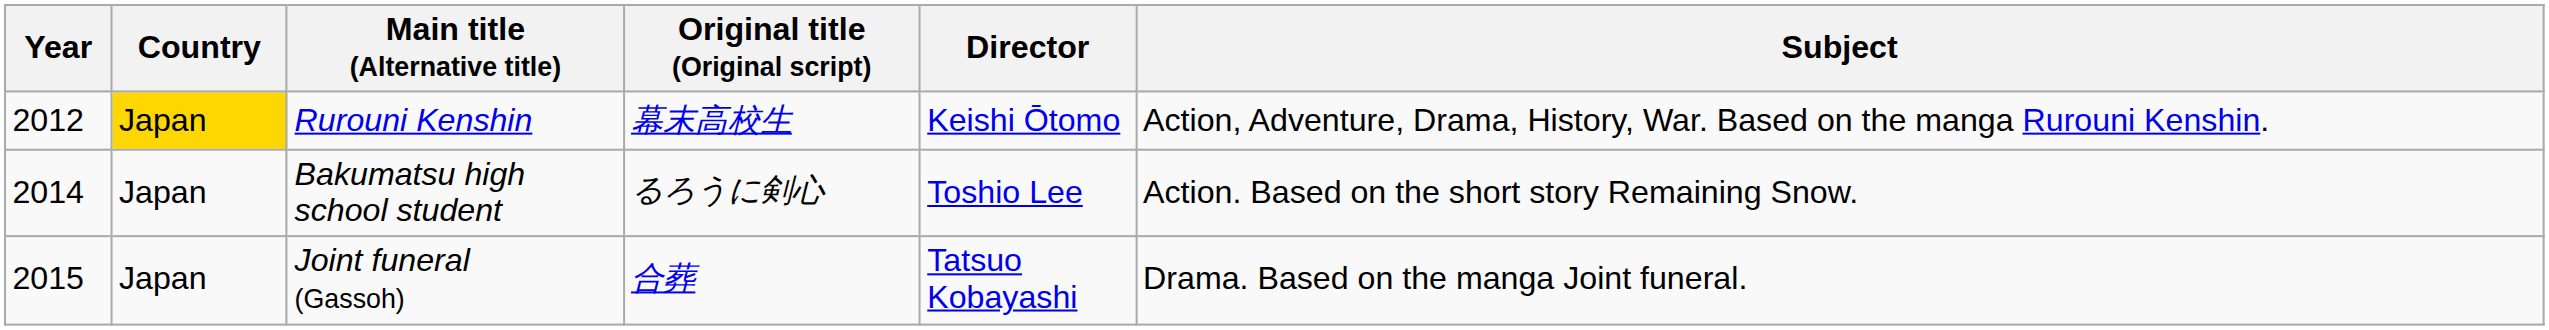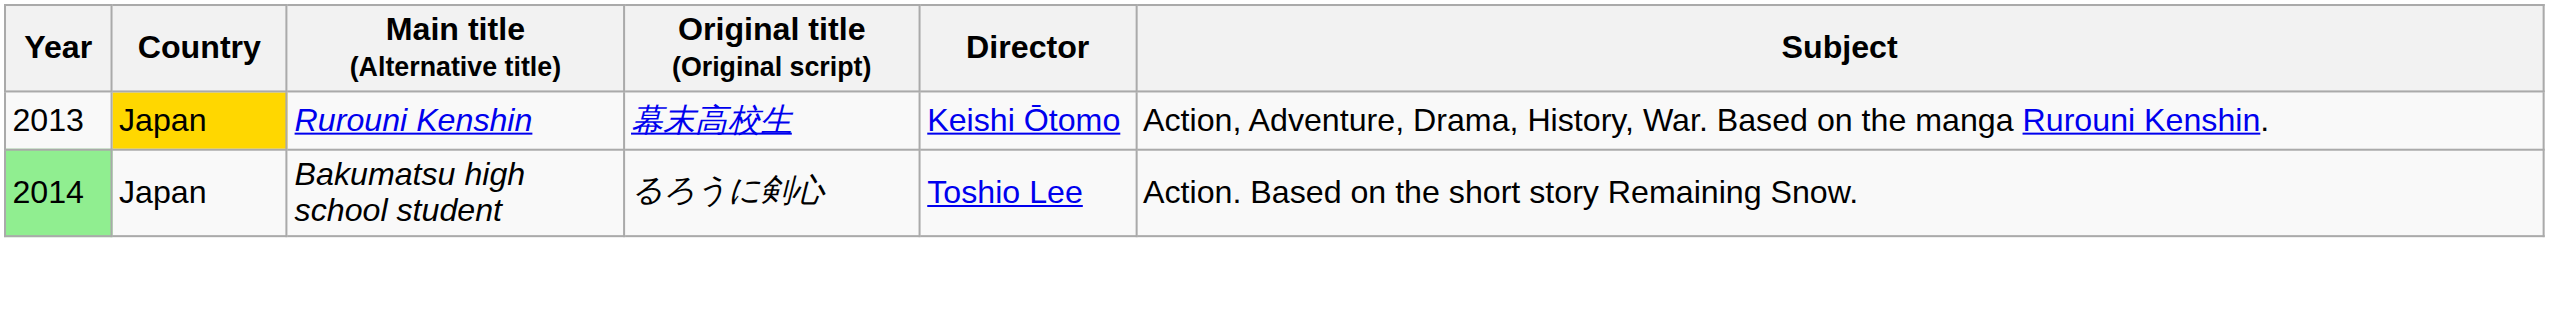(48, 120) 2012 -> (48, 120) 2013
(48, 192) no background -> (48, 192) lightgreen background
- row: (382, 279)
